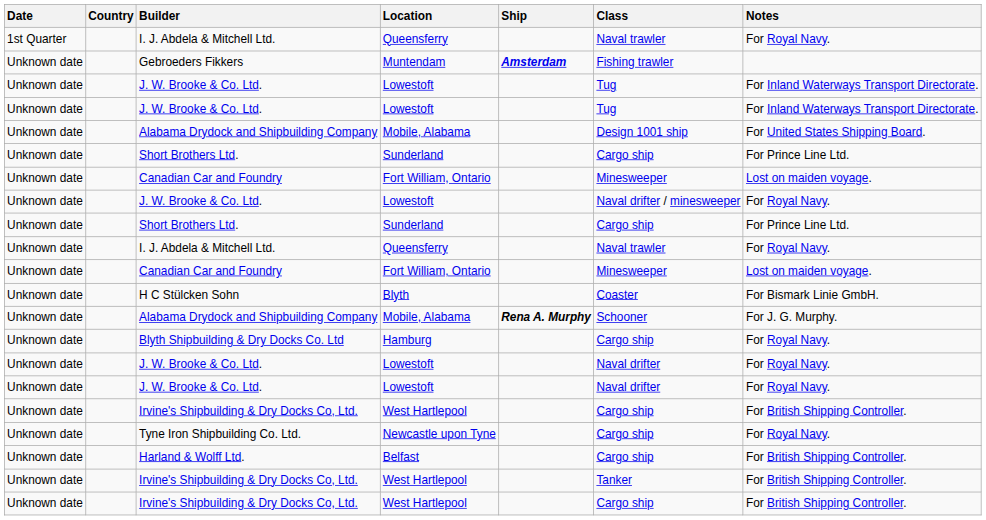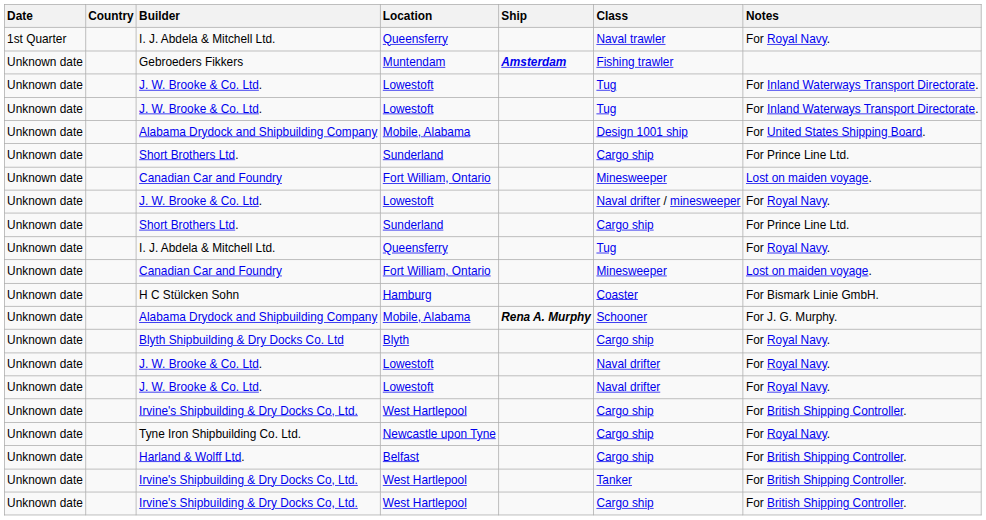(631, 248) Naval trawler -> (606, 248) Tug
(396, 294) Blyth -> (407, 294) Hamburg
(407, 341) Hamburg -> (396, 341) Blyth
